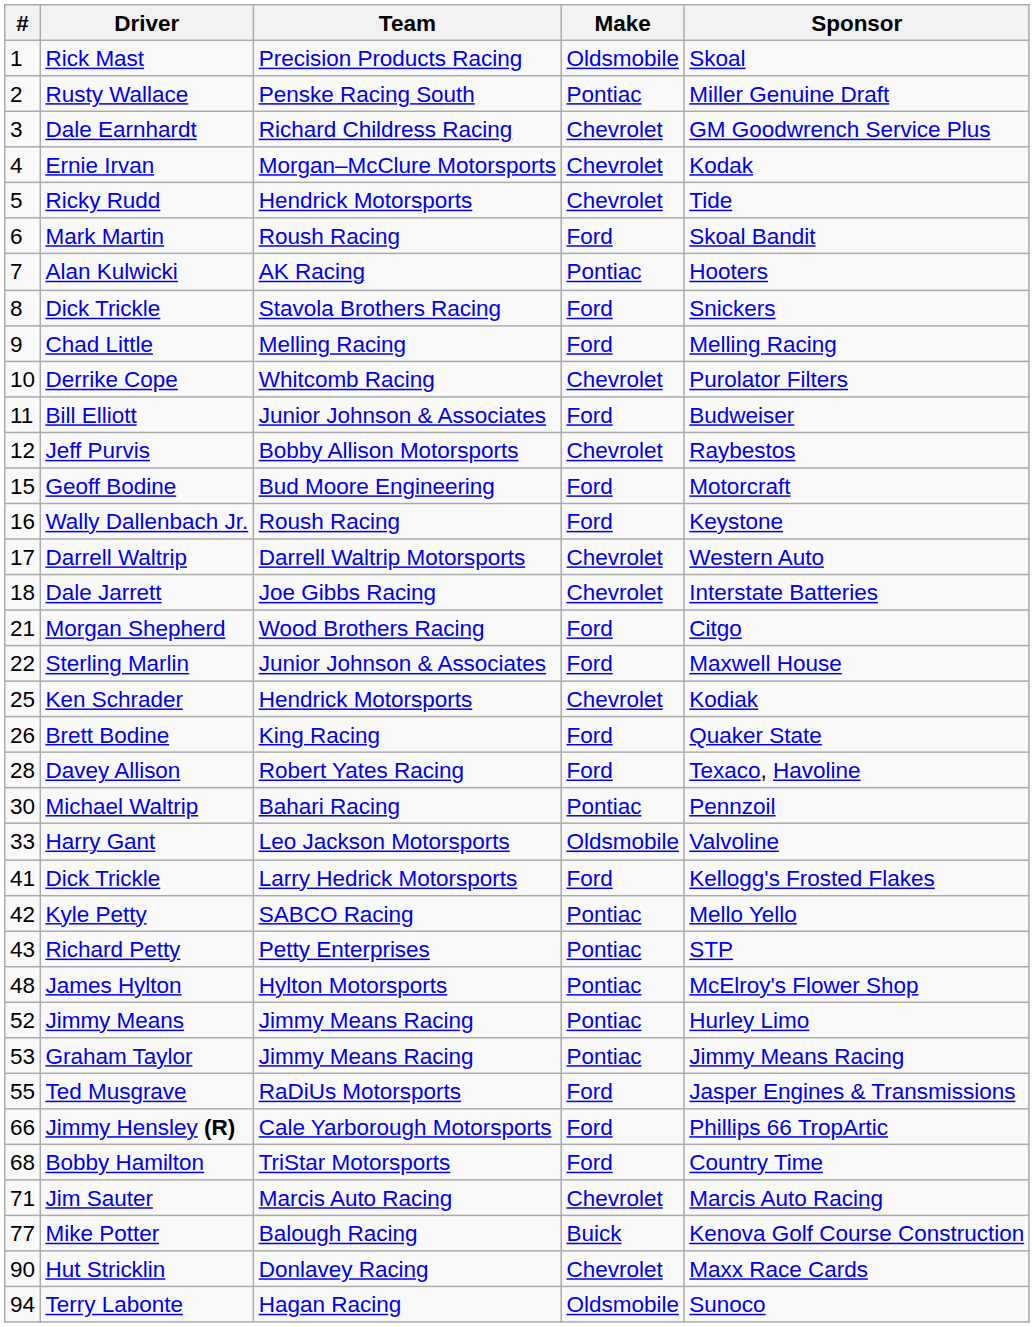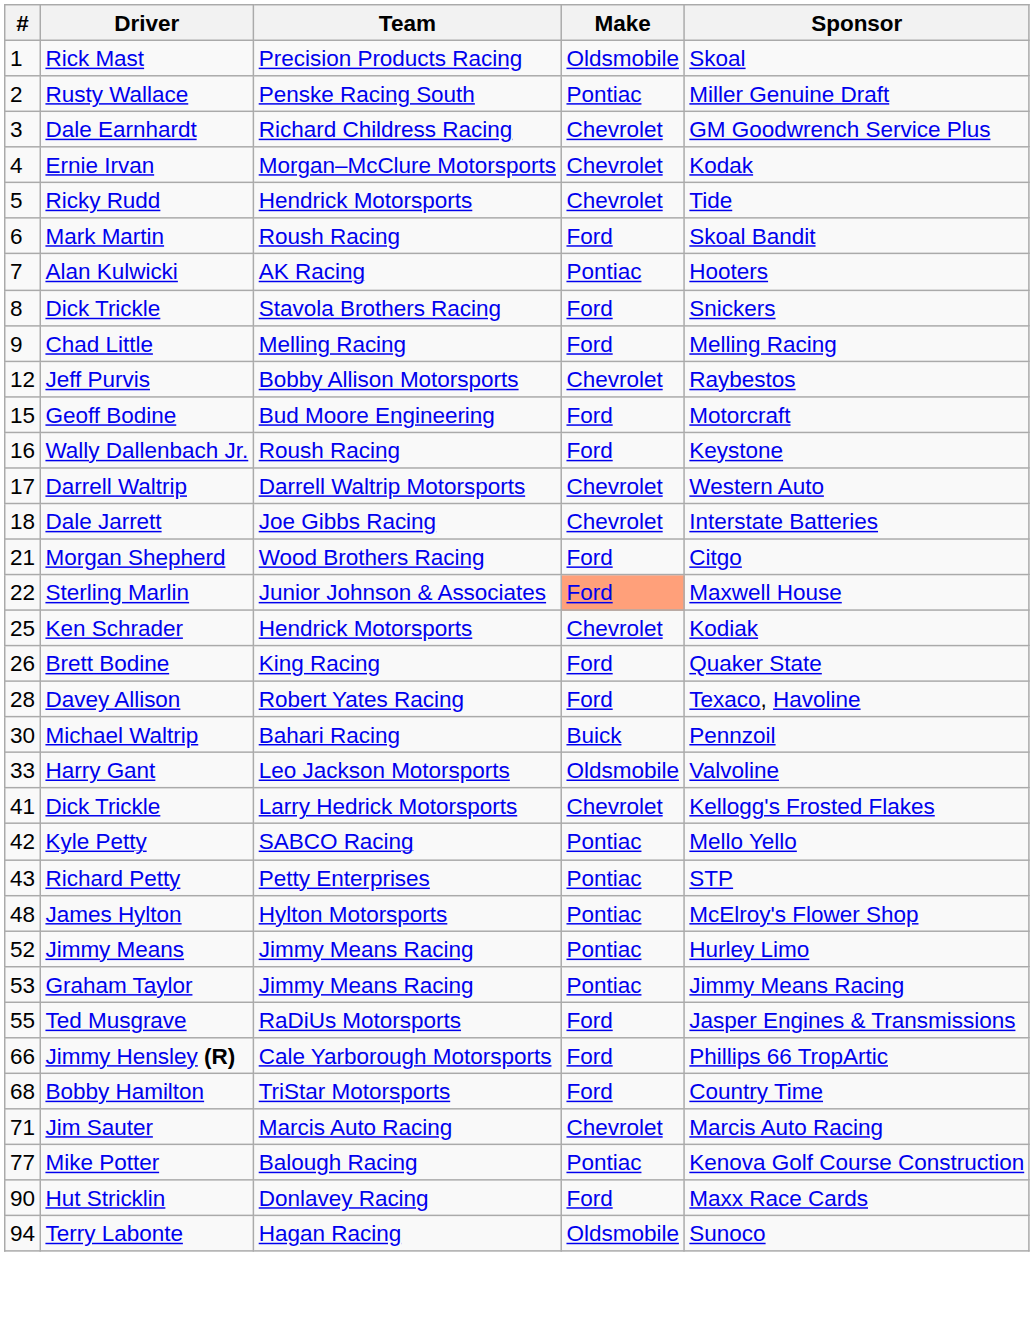- row: (22, 379)
- row: (22, 414)
(590, 664) no background -> (590, 593) lightsalmon background
(604, 806) Pontiac -> (594, 735) Buick
(590, 877) Ford -> (615, 806) Chevrolet
(594, 1234) Buick -> (604, 1162) Pontiac
(615, 1269) Chevrolet -> (590, 1198) Ford
